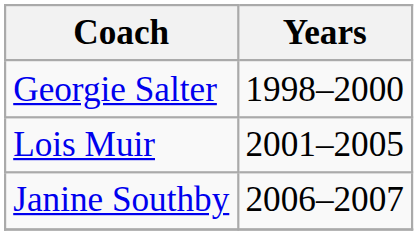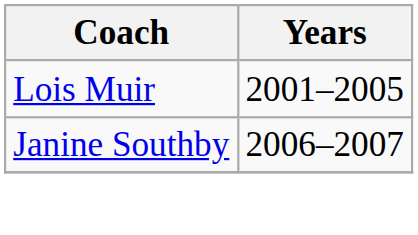- row: (115, 88)
